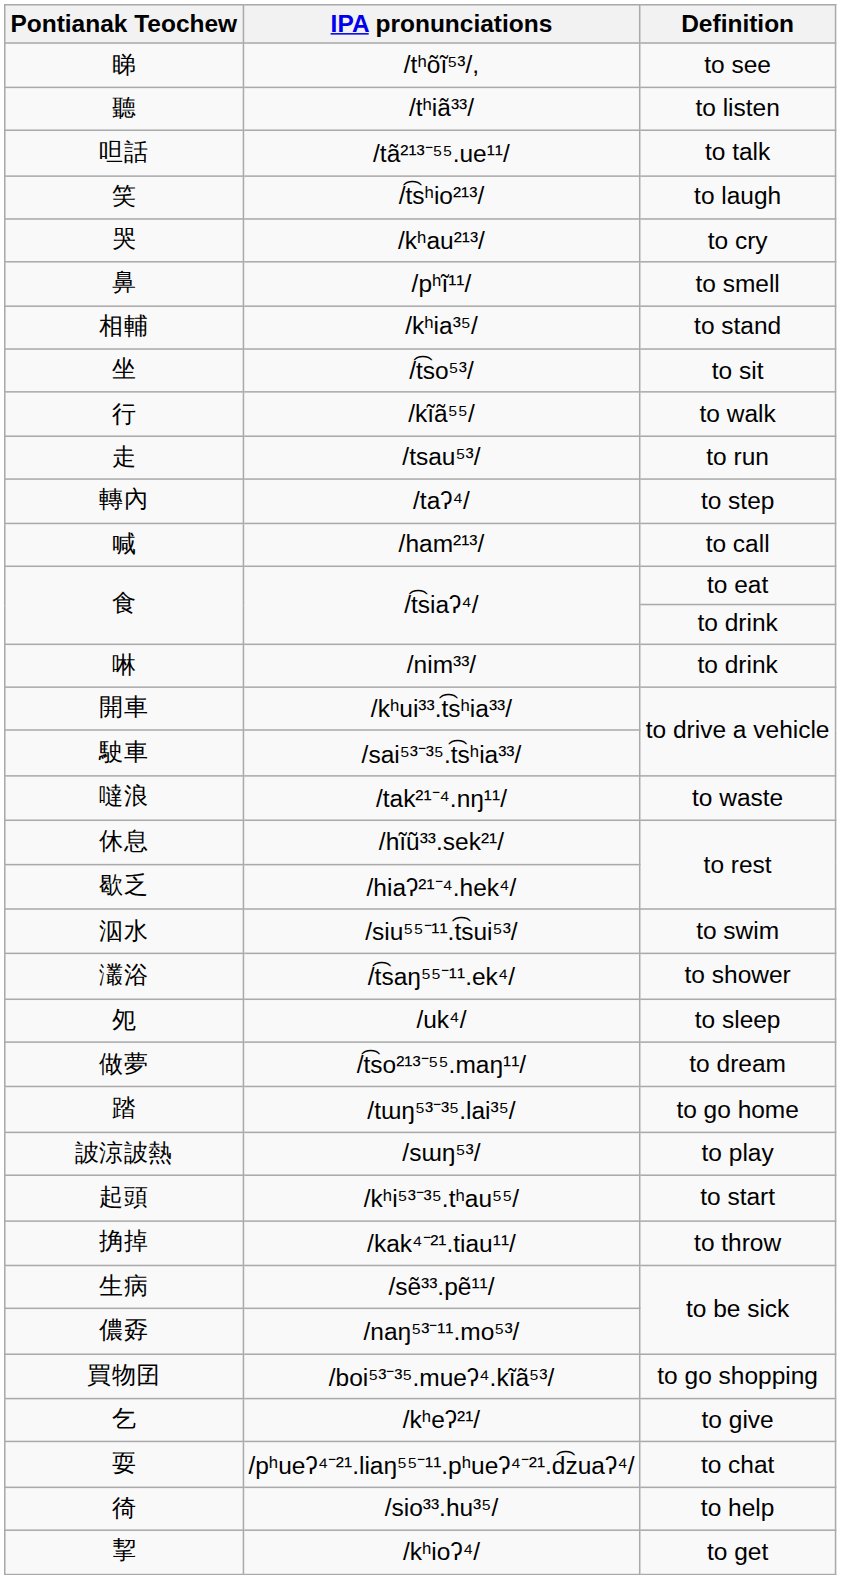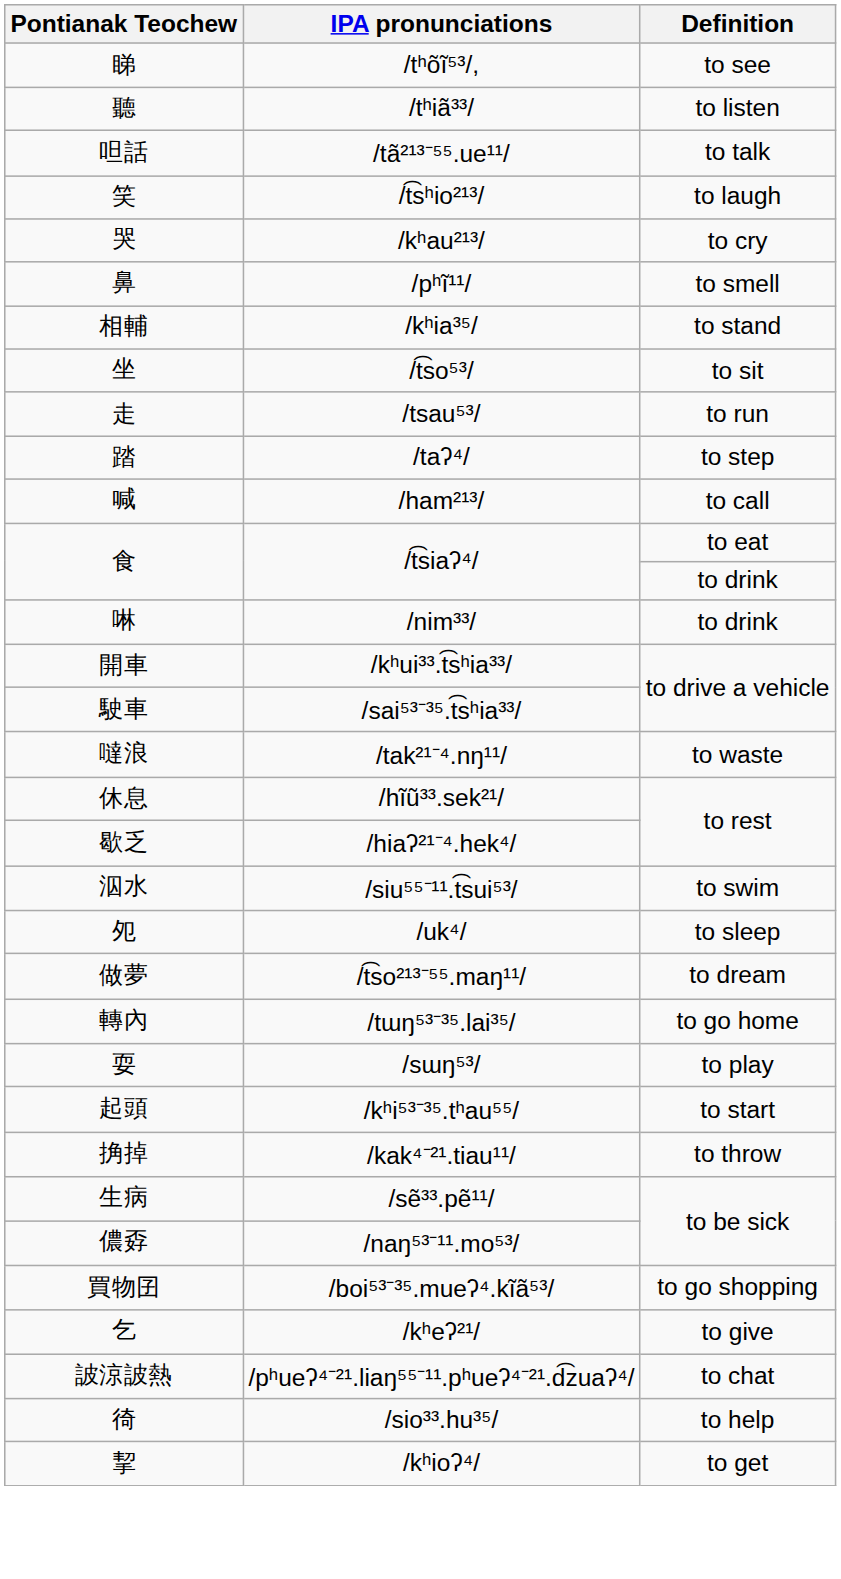- row: (441, 413)
(124, 499) 轉內 -> (124, 456) 踏
- row: (441, 977)
(124, 1108) 踏 -> (124, 1020) 轉內
(124, 1152) 詖涼詖熱 -> (124, 1064) 耍
(124, 1463) 耍 -> (124, 1375) 詖涼詖熱
